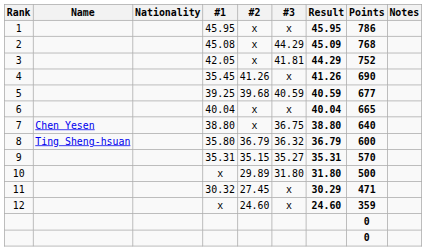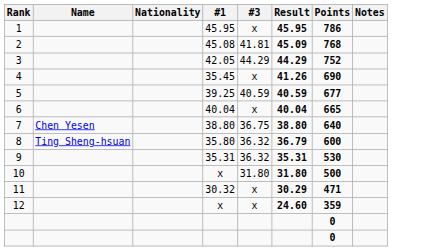- column: (255, 12)
(289, 45) 44.29 -> (255, 45) 41.81
(289, 61) 41.81 -> (255, 61) 44.29
(289, 157) 35.27 -> (255, 157) 36.32
(367, 157) 570 -> (332, 157) 530
